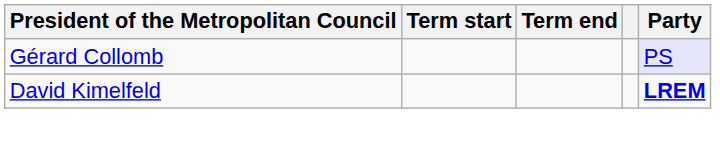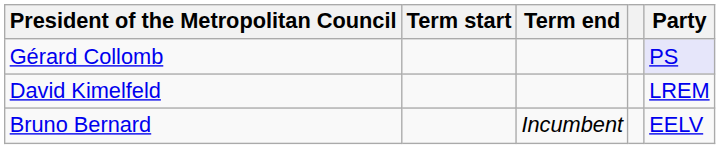(675, 90) bold -> (679, 90) normal
+ row: (80, 125)
